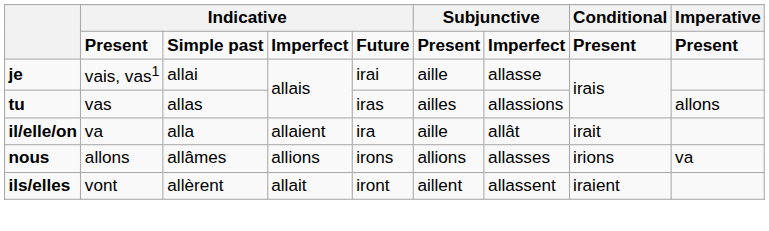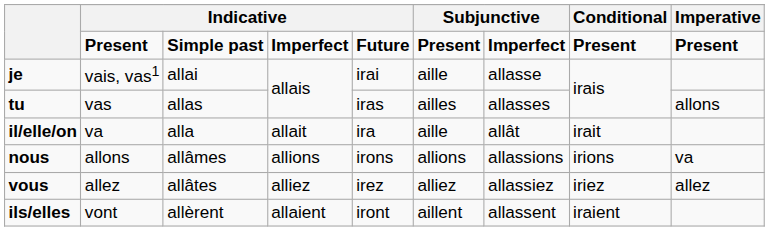(526, 104) allassions -> (519, 104) allasses
(298, 131) allaient -> (289, 131) allait
(519, 158) allasses -> (526, 158) allassions
+ row: (28, 185)
(289, 185) allait -> (298, 212) allaient
